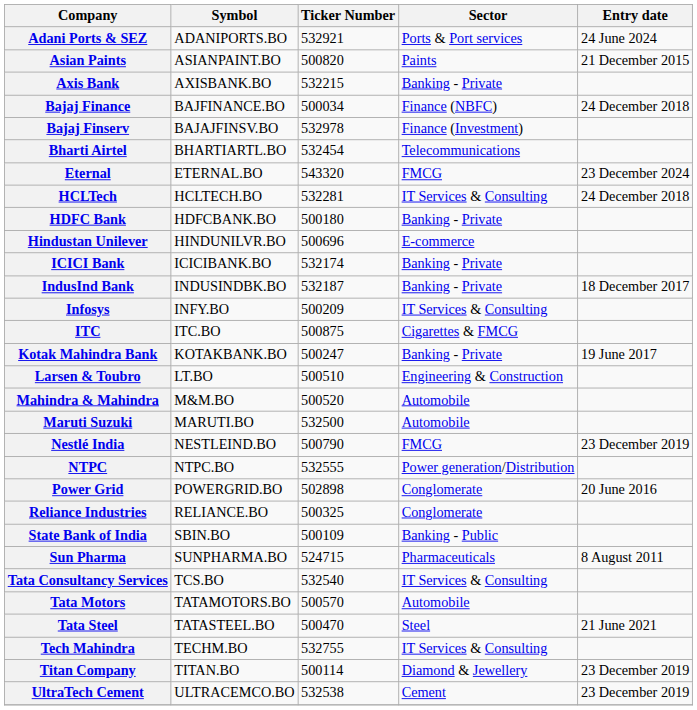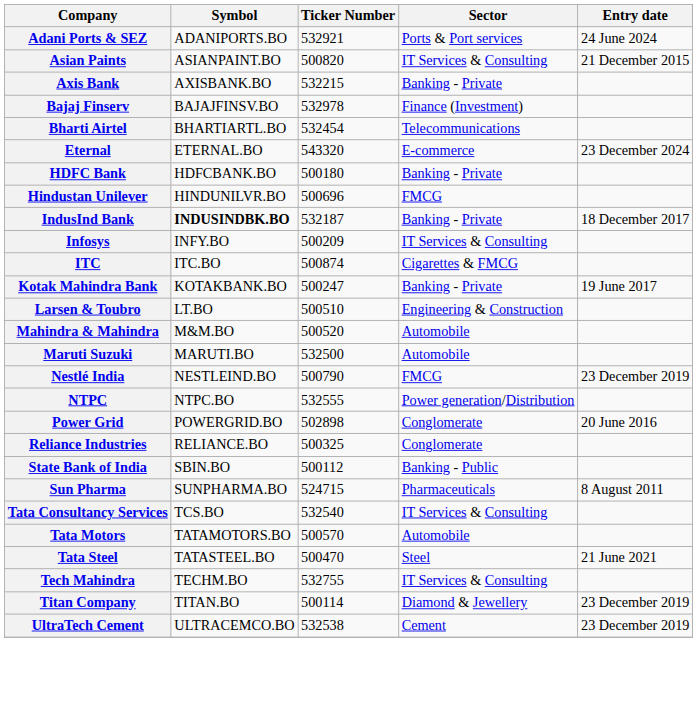(419, 60) Paints -> (474, 60) IT Services & Consulting
- row: (88, 106)
(422, 173) FMCG -> (438, 151) E-commerce
- row: (88, 196)
(438, 241) E-commerce -> (422, 196) FMCG
- row: (88, 264)
(230, 286) normal -> (232, 219) bold
(322, 331) 500875 -> (322, 264) 500874
(322, 535) 500109 -> (322, 467) 500112
